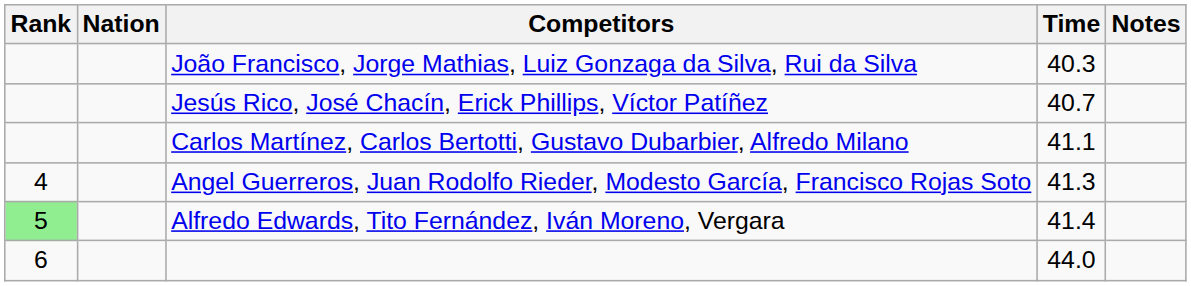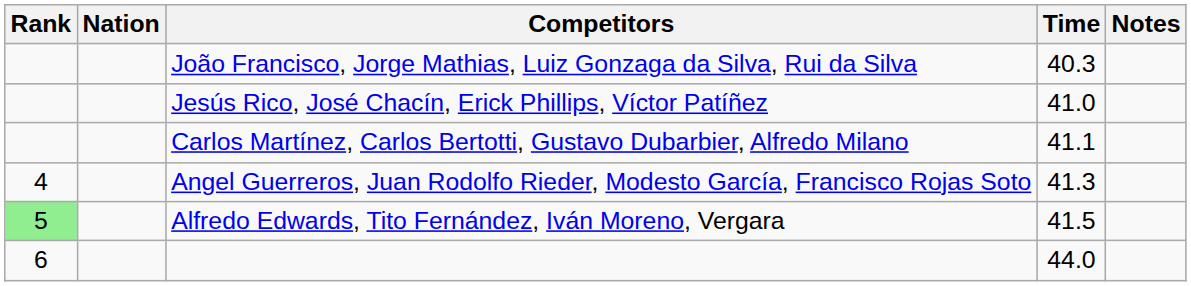(1071, 102) 40.7 -> (1071, 102) 41.0
(1071, 220) 41.4 -> (1071, 220) 41.5
